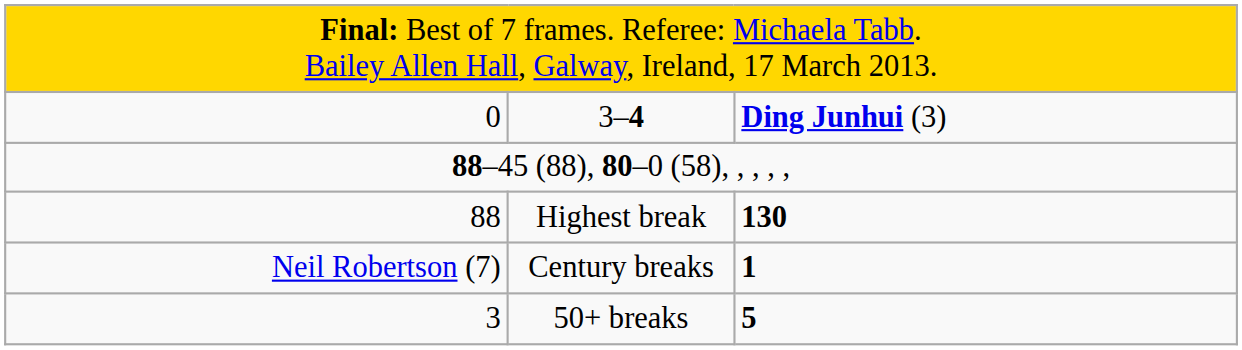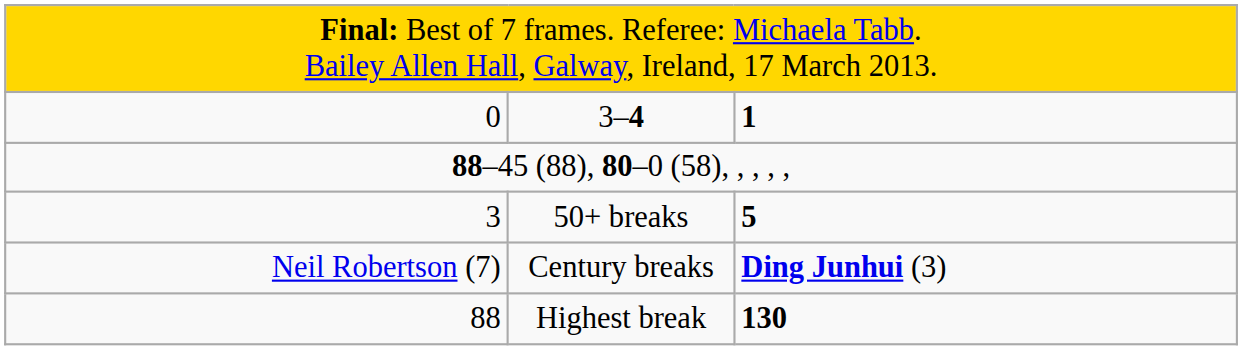(844, 116) Ding Junhui (3) -> (749, 116) 1
rows swapped: (621, 217) <-> (621, 317)
(749, 267) 1 -> (844, 267) Ding Junhui (3)
